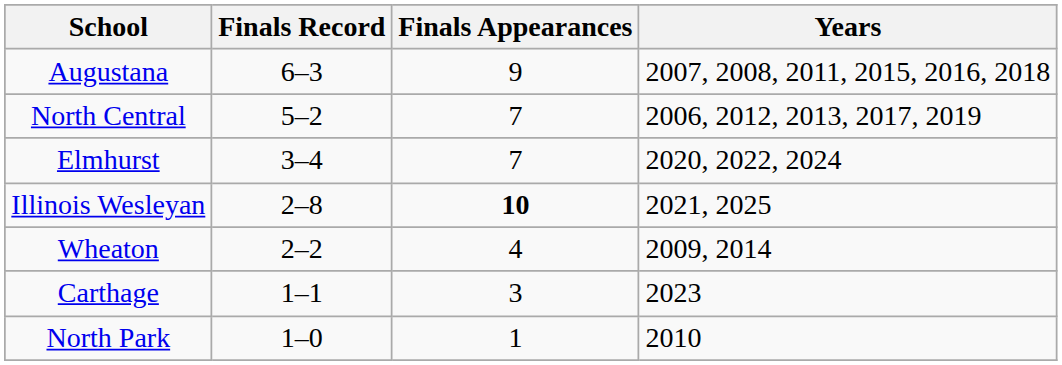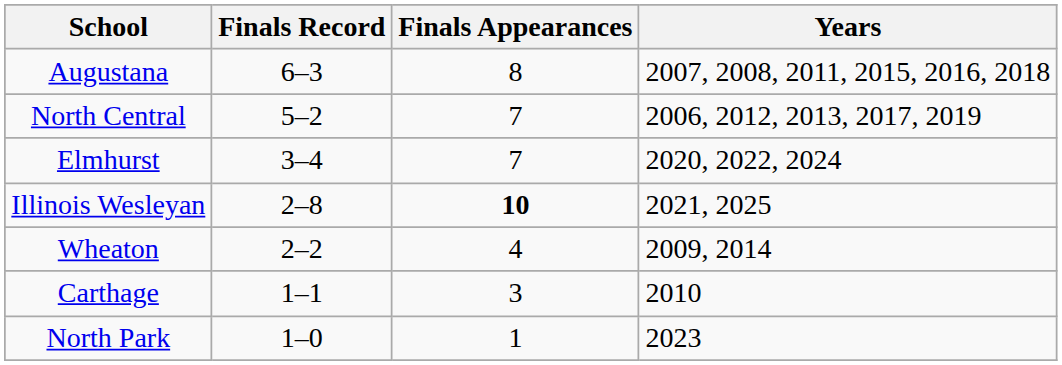(515, 71) 9 -> (515, 71) 8
(673, 293) 2023 -> (673, 293) 2010
(673, 337) 2010 -> (673, 337) 2023
